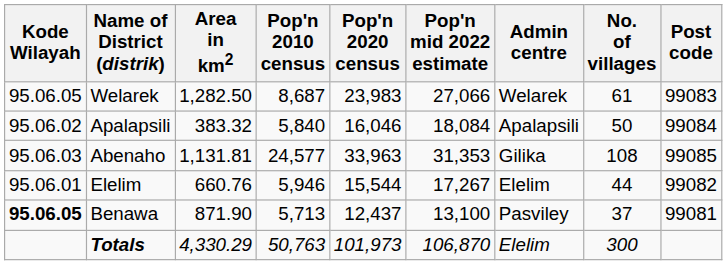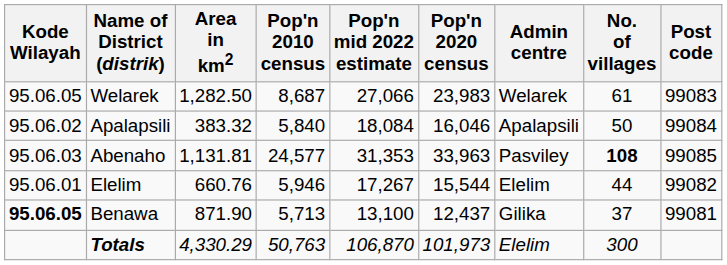columns swapped: (368, 42) <-> (450, 42)
(522, 155) Gilika -> (534, 155) Pasviley
(622, 155) normal -> (622, 155) bold
(534, 214) Pasviley -> (522, 214) Gilika
